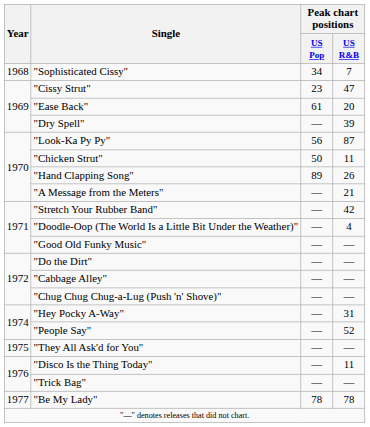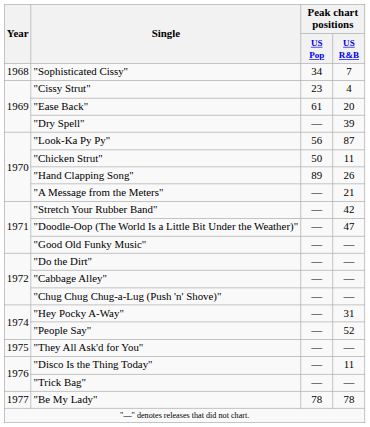(349, 89) 47 -> (349, 89) 4
(349, 227) 4 -> (349, 227) 47
